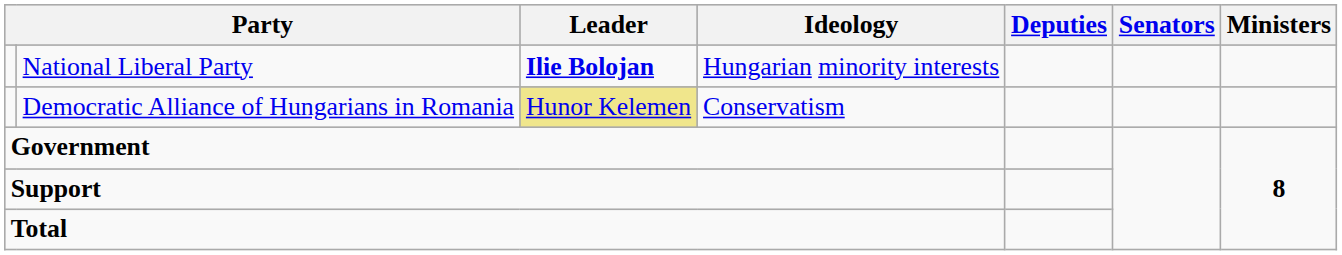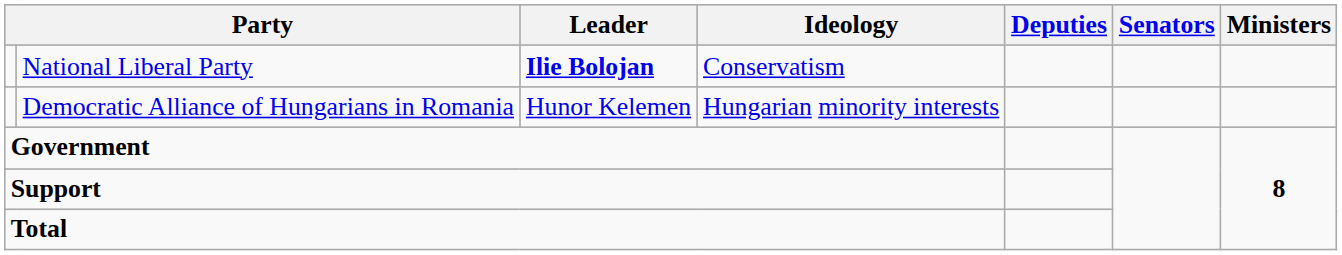(851, 65) Hungarian minority interests -> (774, 65) Conservatism
(609, 106) khaki background -> (609, 106) no background
(774, 106) Conservatism -> (851, 106) Hungarian minority interests
